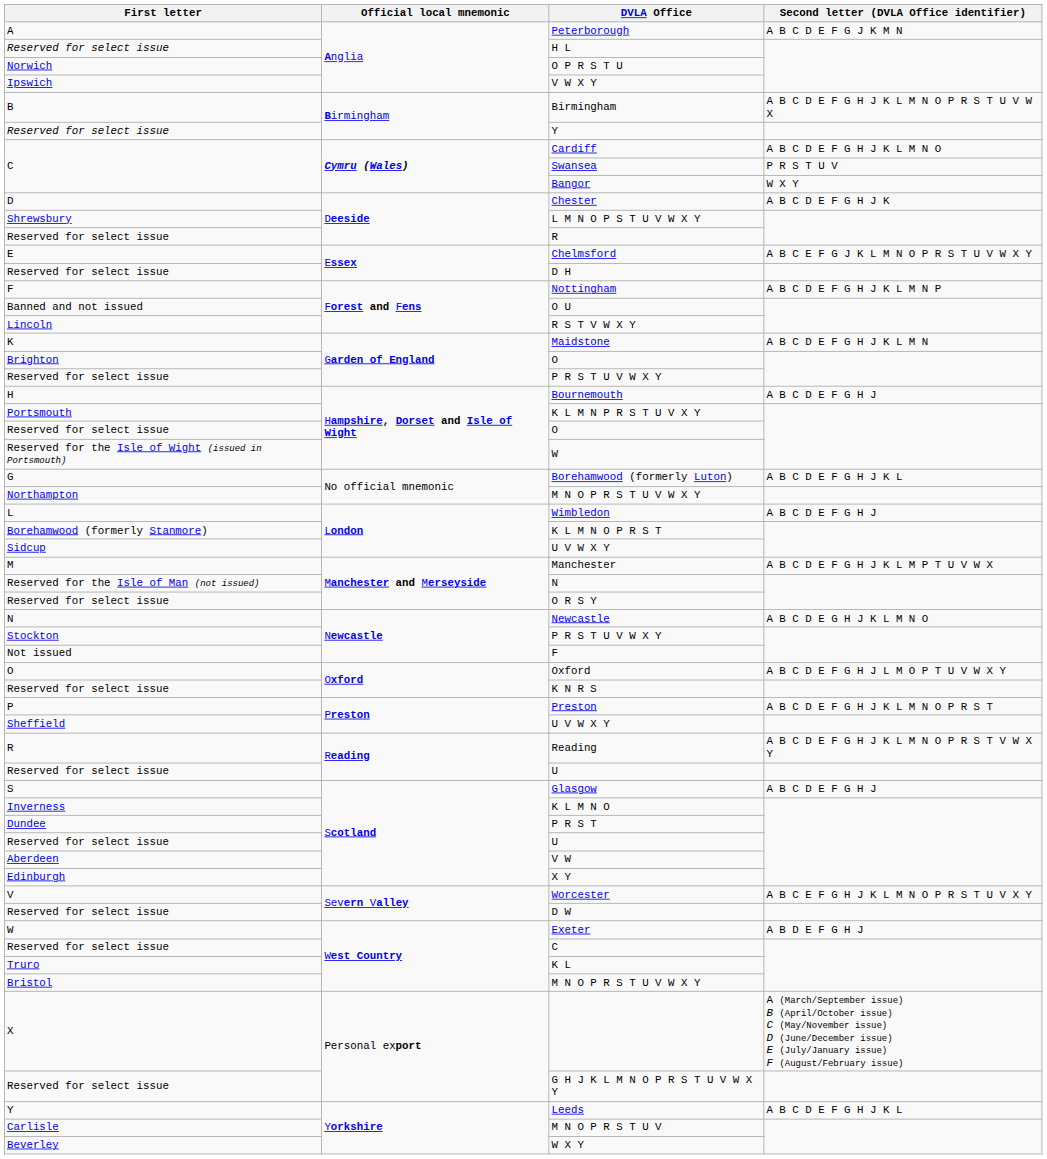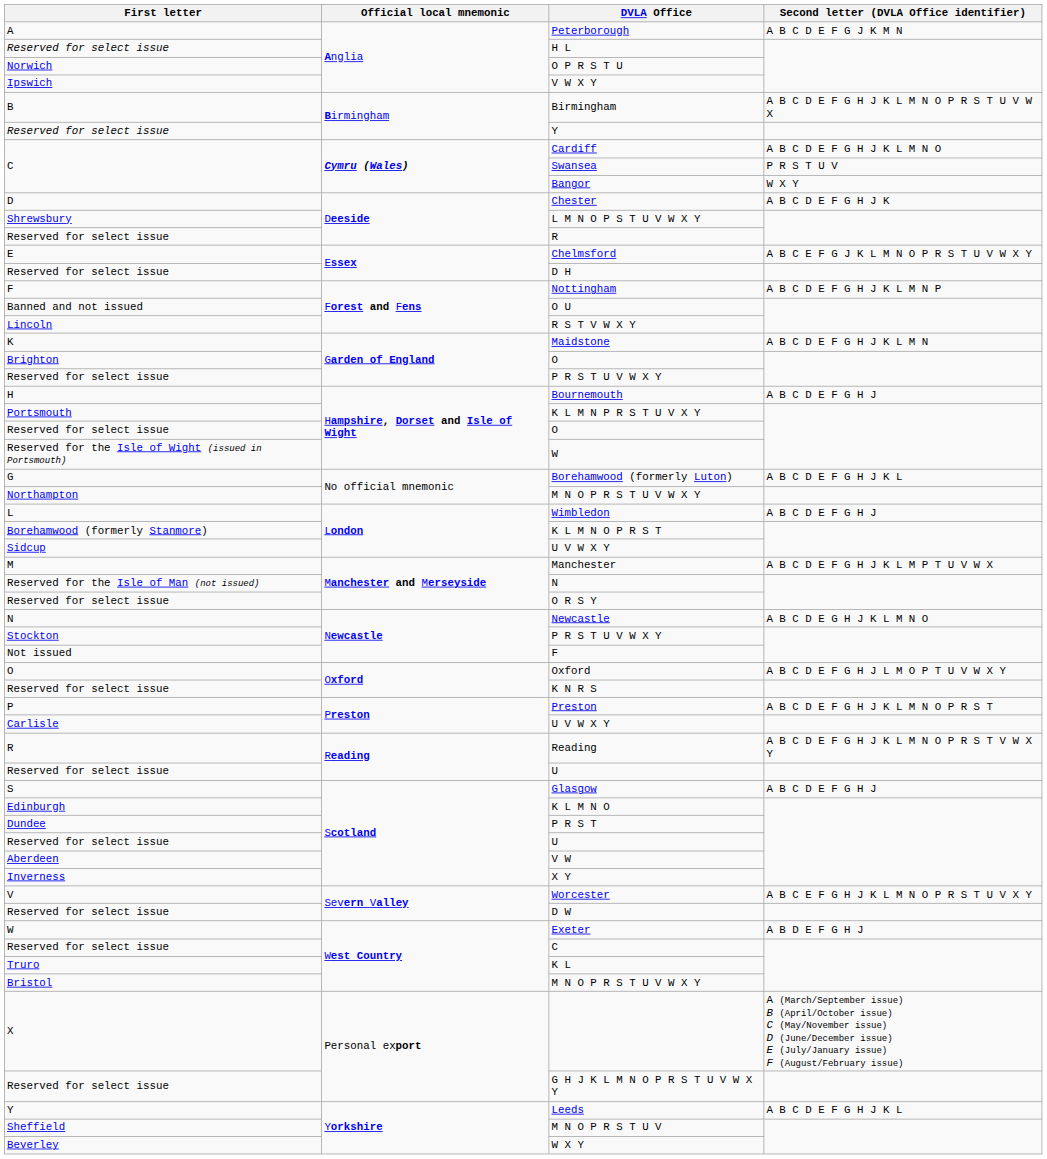(36, 724) Sheffield -> (33, 724) Carlisle
(36, 807) Inverness -> (36, 807) Edinburgh
(36, 877) Edinburgh -> (36, 877) Inverness
(33, 1128) Carlisle -> (36, 1128) Sheffield
